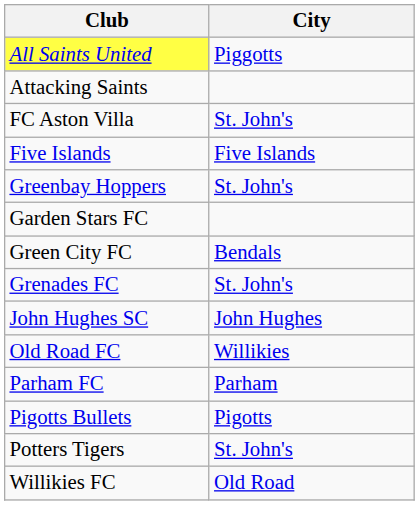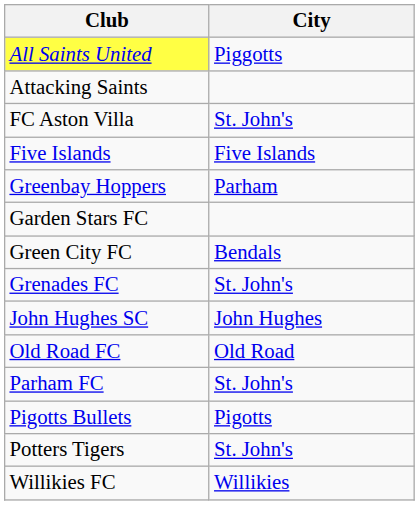(253, 185) St. John's -> (246, 185) Parham
(252, 350) Willikies -> (254, 350) Old Road
(246, 383) Parham -> (253, 383) St. John's
(254, 482) Old Road -> (252, 482) Willikies
